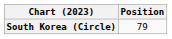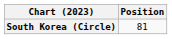(142, 27) 79 -> (142, 27) 81
